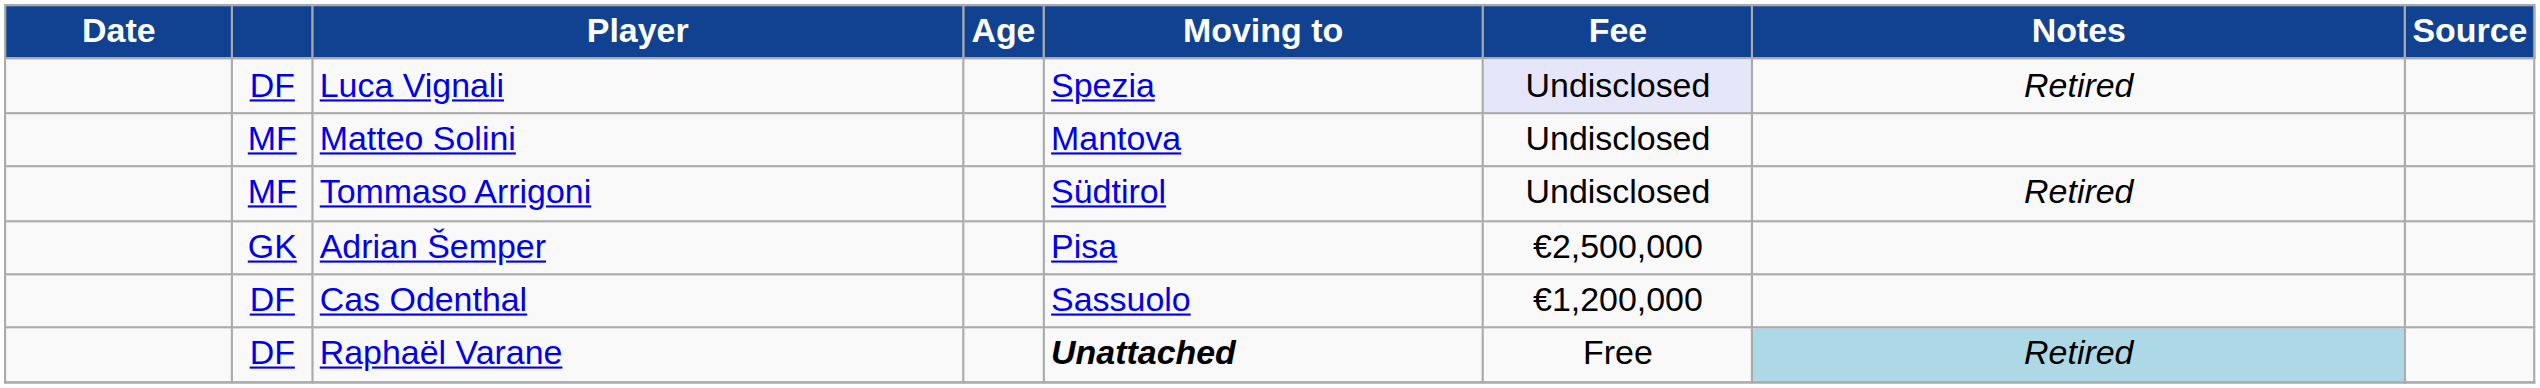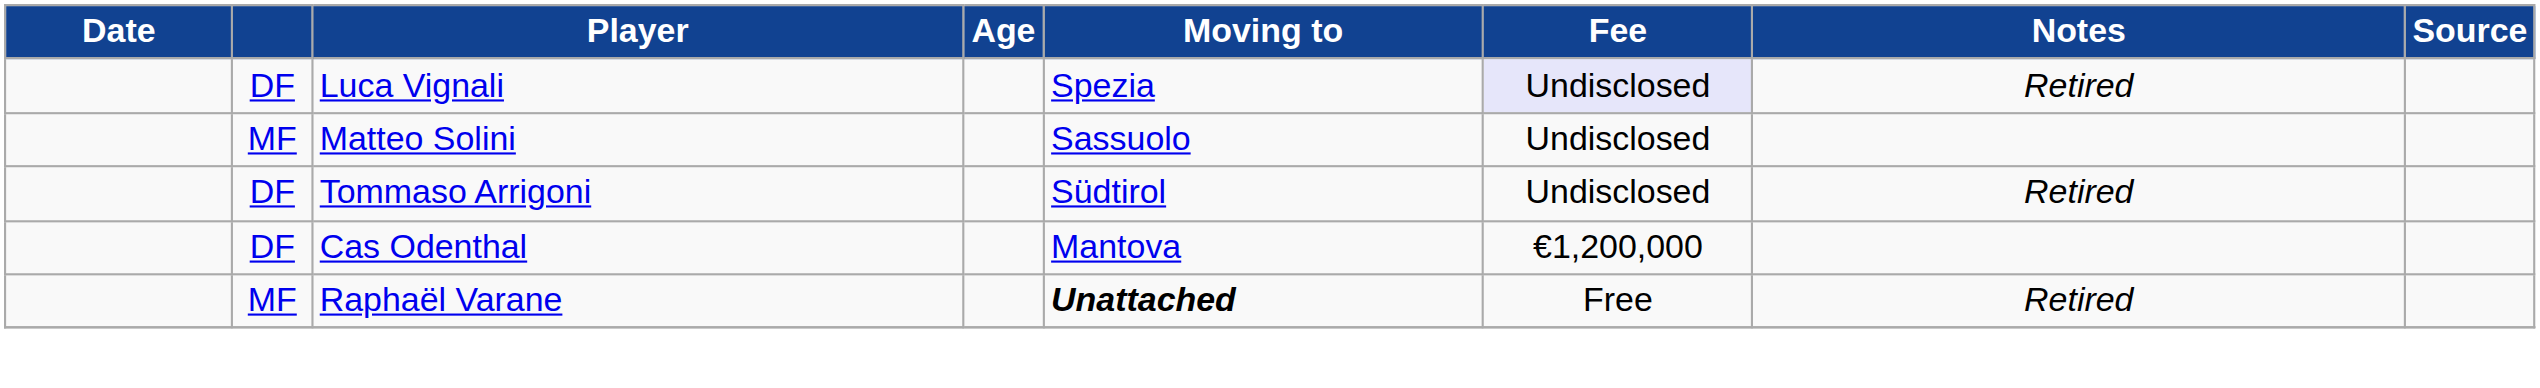(1116, 138) Mantova -> (1121, 138) Sassuolo
(272, 192) MF -> (272, 192) DF
- row: (433, 246)
(1121, 300) Sassuolo -> (1116, 246) Mantova
(272, 354) DF -> (272, 300) MF
(2079, 354) lightblue background -> (2079, 300) no background
